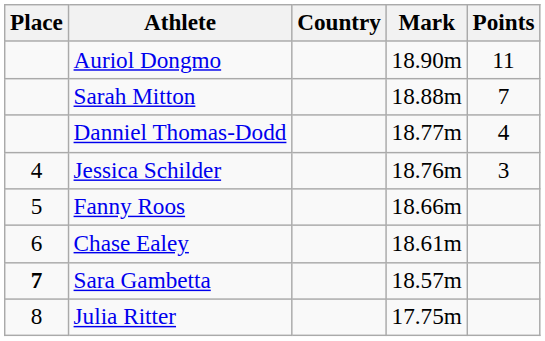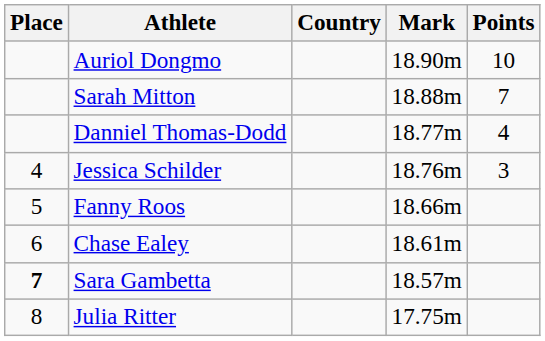(503, 59) 11 -> (503, 59) 10
